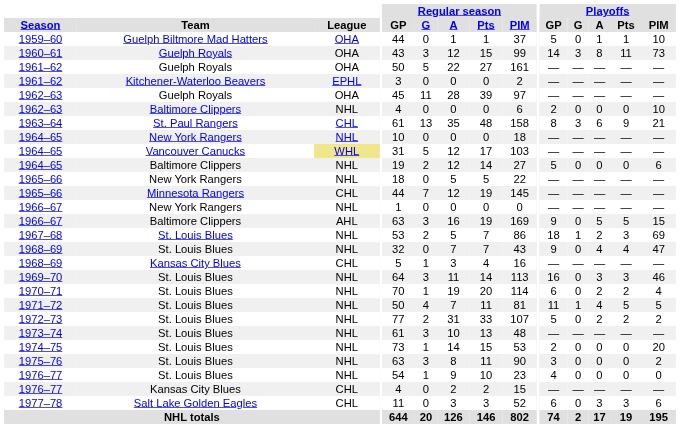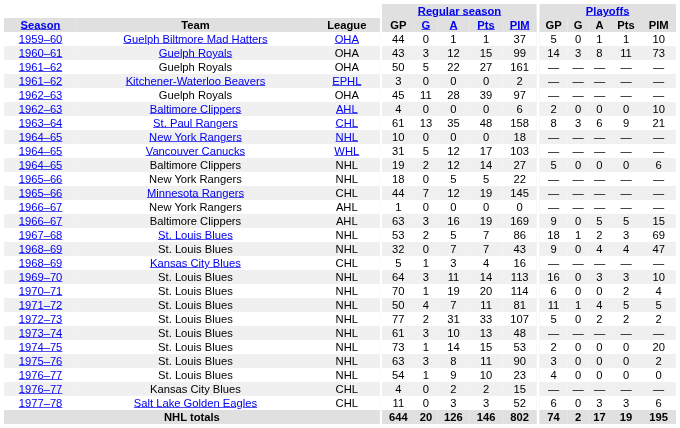(347, 109) NHL -> (347, 109) AHL
(347, 151) khaki background -> (347, 151) no background
(347, 207) NHL -> (347, 207) AHL
(659, 277) 46 -> (659, 277) 10
(599, 291) 2 -> (599, 291) 0
